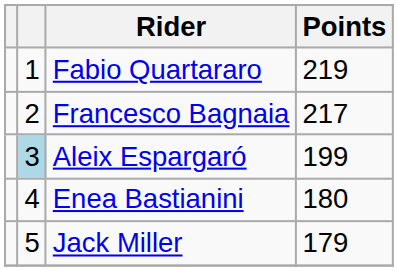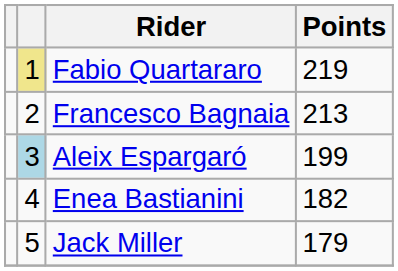(32, 70) no background -> (32, 70) khaki background
(325, 113) 217 -> (325, 113) 213
(325, 199) 180 -> (325, 199) 182
